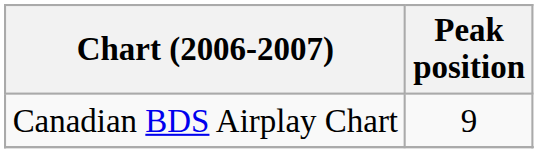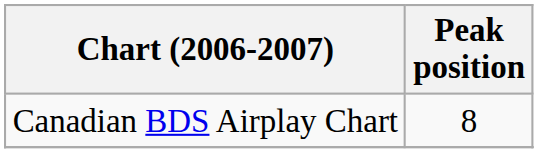(469, 119) 9 -> (469, 119) 8
